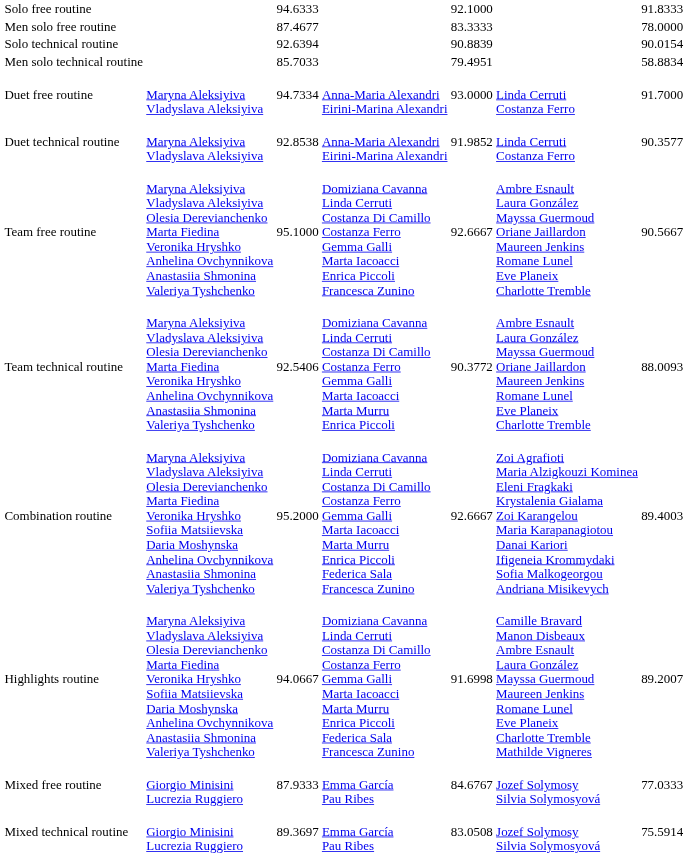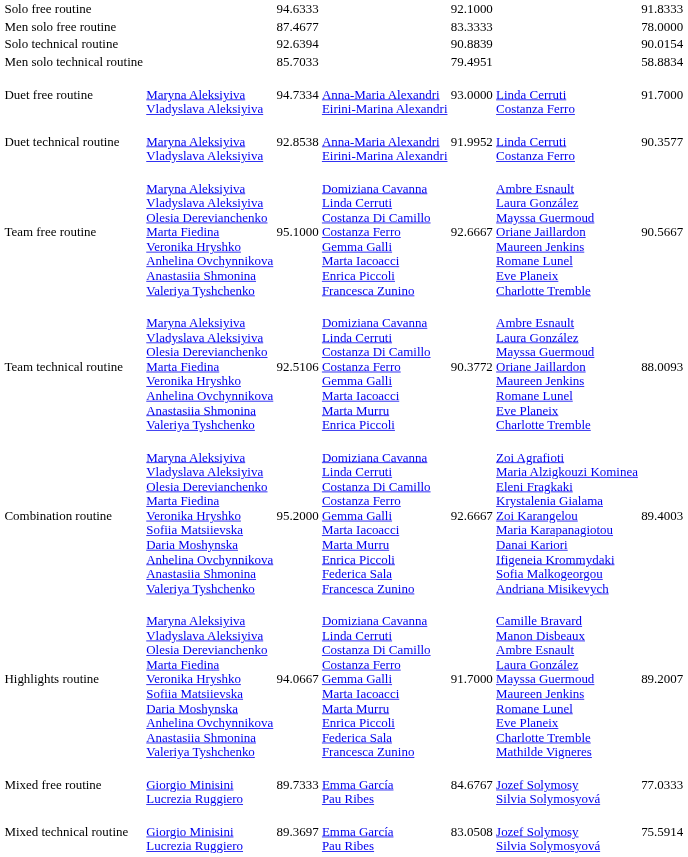(472, 141) 91.9852 -> (472, 141) 91.9952
(298, 366) 92.5406 -> (298, 366) 92.5106
(472, 679) 91.6998 -> (472, 679) 91.7000
(298, 784) 87.9333 -> (298, 784) 89.7333
